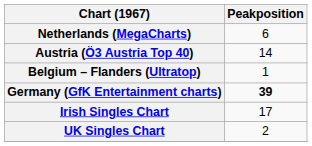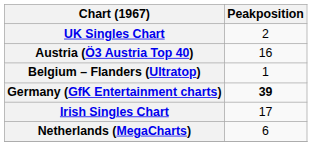rows swapped: (114, 131) <-> (114, 33)
(266, 53) 14 -> (266, 53) 16
